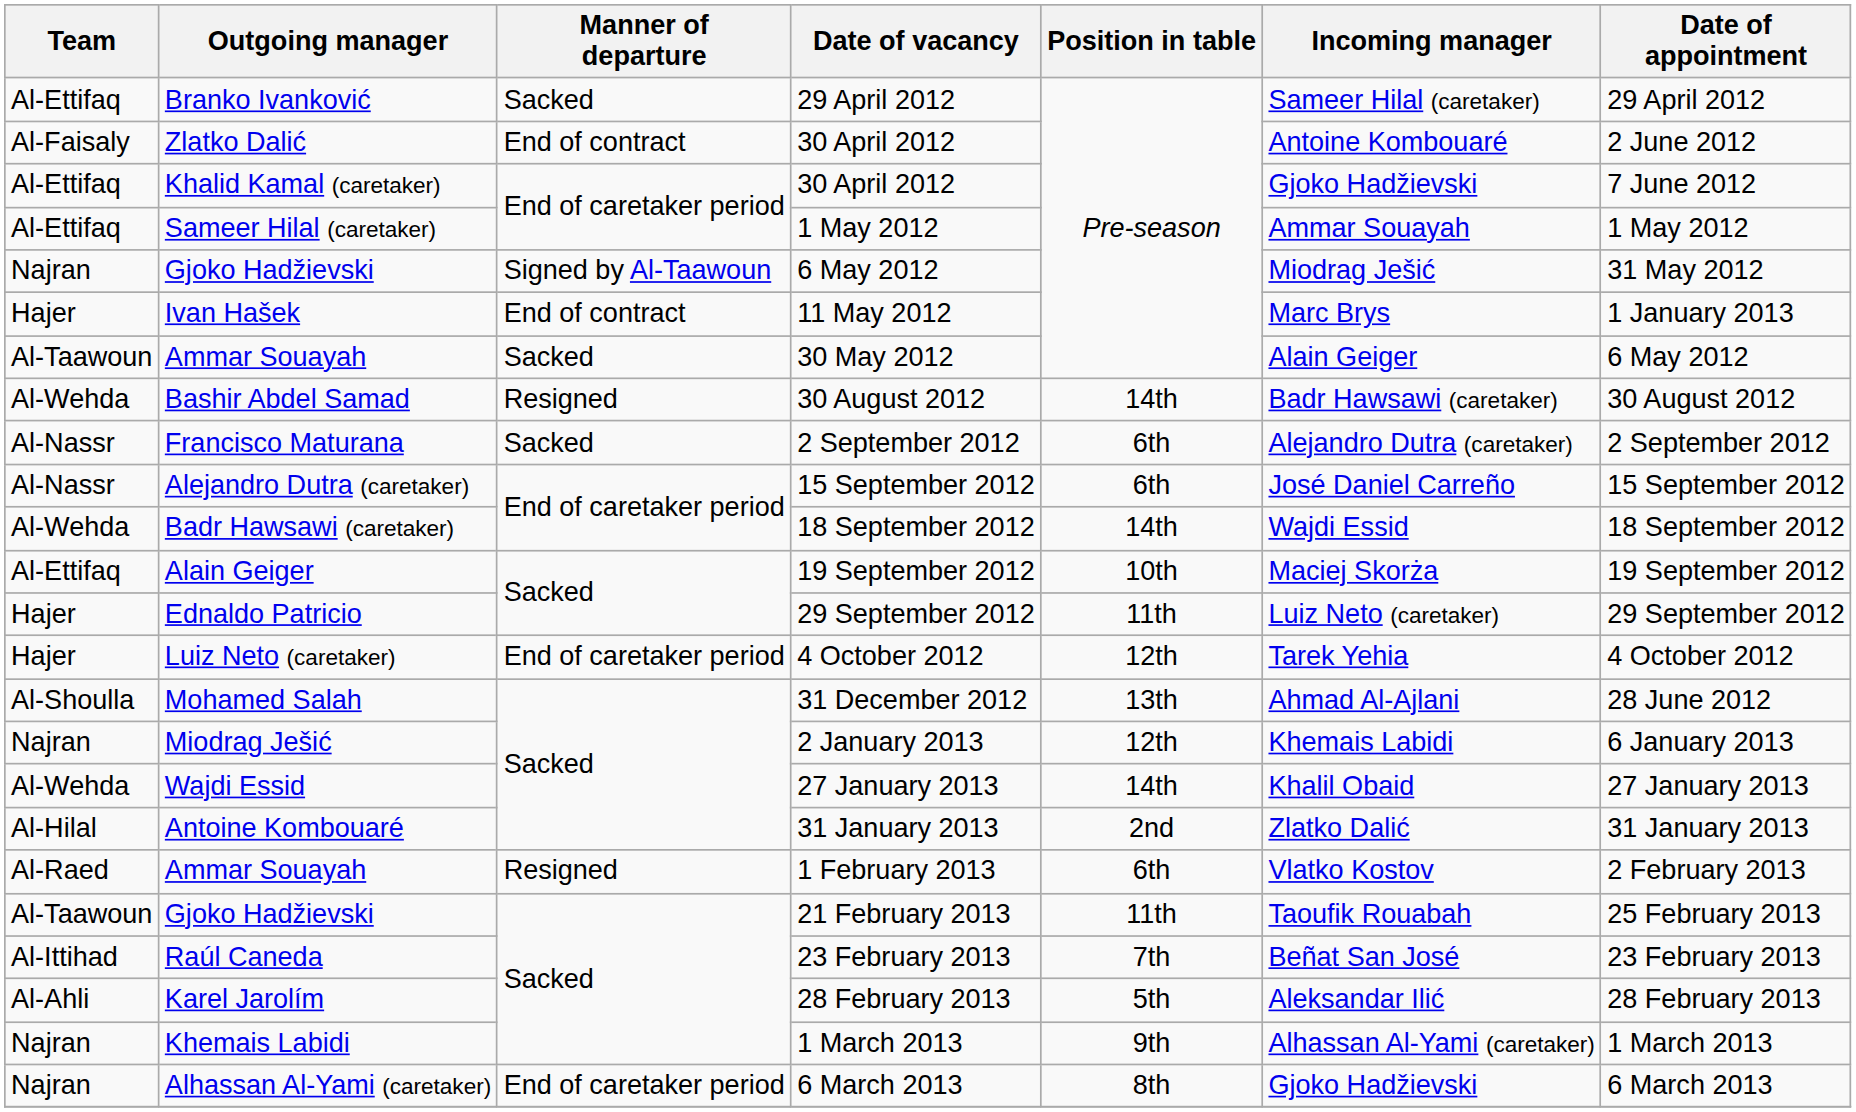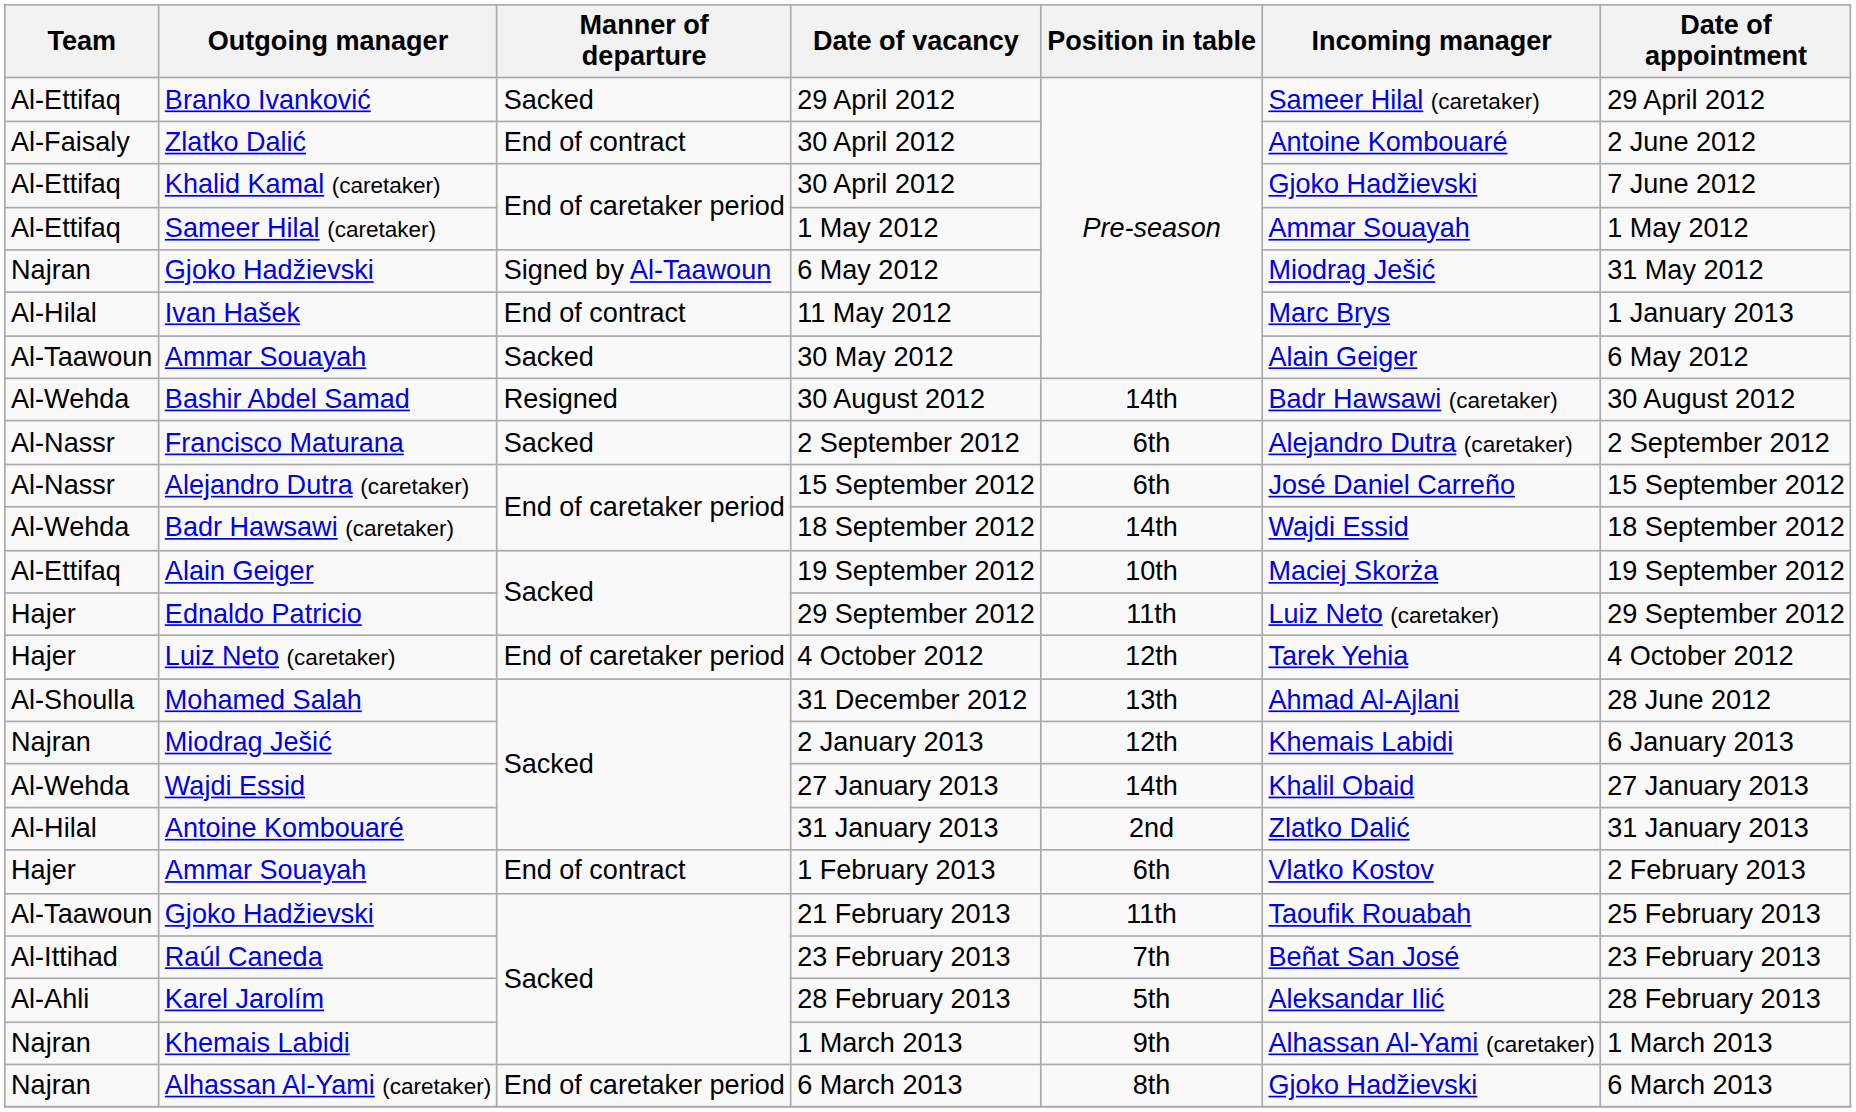(43, 313) Hajer -> (54, 313) Al-Hilal
(60, 871) Al-Raed -> (43, 871) Hajer
(561, 871) Resigned -> (595, 871) End of contract
